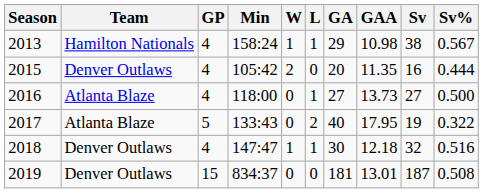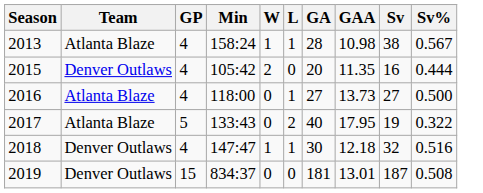(129, 43) Hamilton Nationals -> (110, 43) Atlanta Blaze
(336, 43) 29 -> (314, 43) 28
